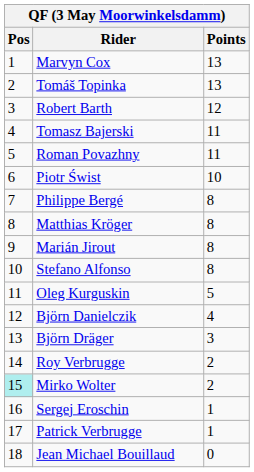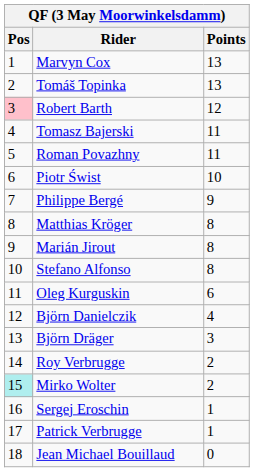(11, 108) no background -> (11, 108) pink background
(211, 200) 8 -> (211, 200) 9
(211, 293) 5 -> (211, 293) 6
